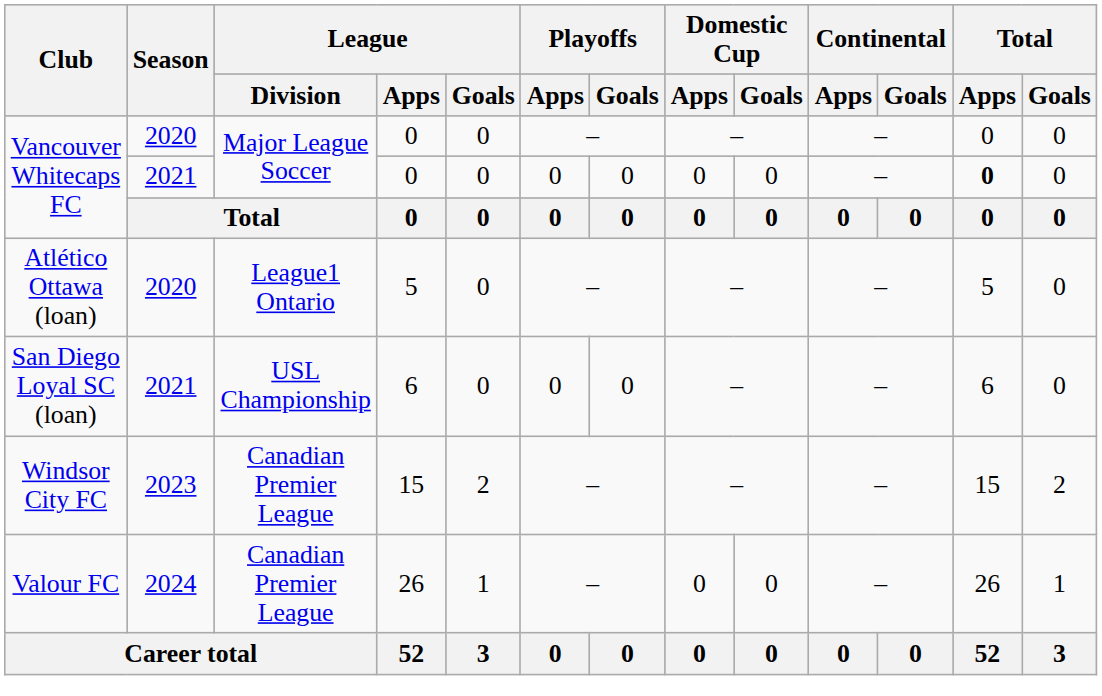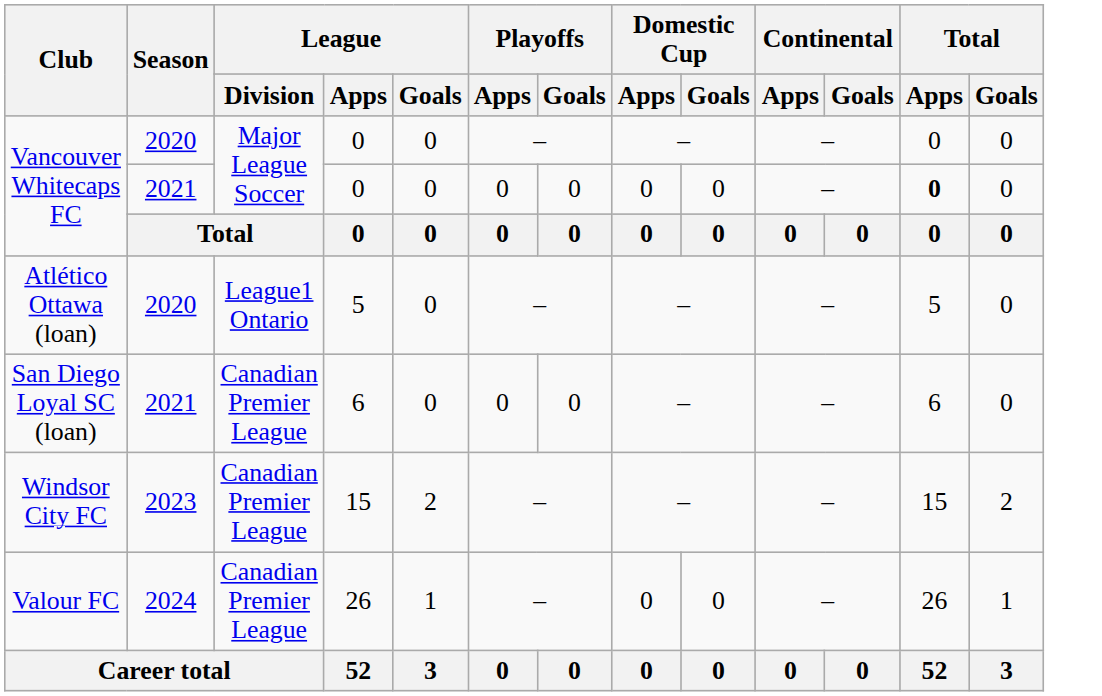(296, 385) USL Championship -> (269, 403) Canadian Premier League
